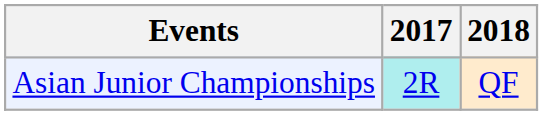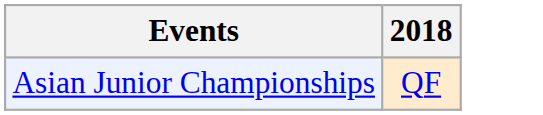- column: (421, 30)
